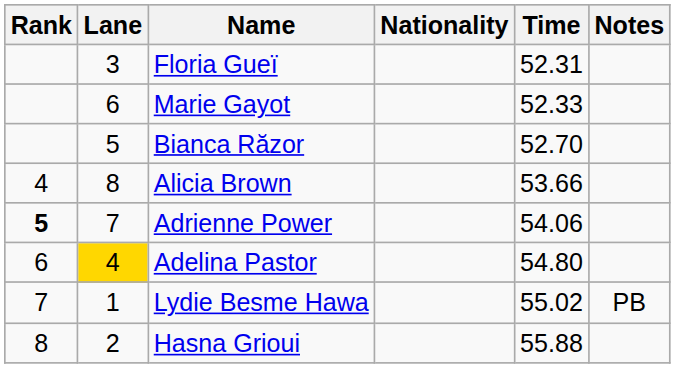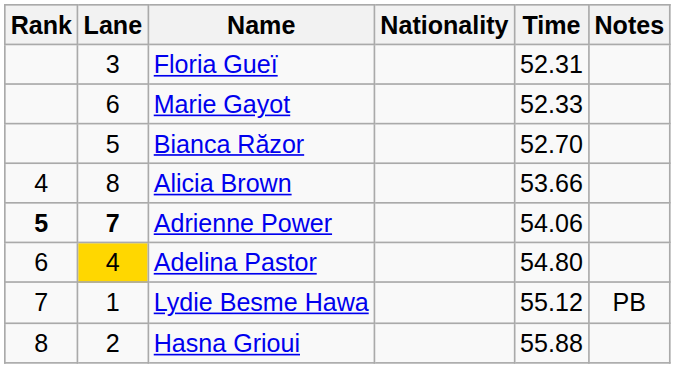(113, 223) normal -> (113, 223) bold
(551, 303) 55.02 -> (551, 303) 55.12
